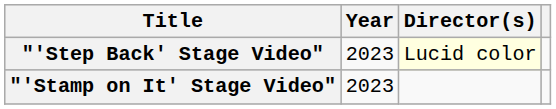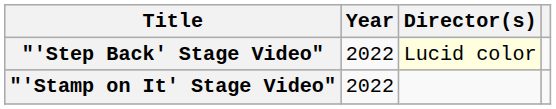(370, 54) 2023 -> (370, 54) 2022
(370, 87) 2023 -> (370, 87) 2022
